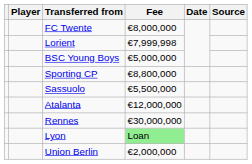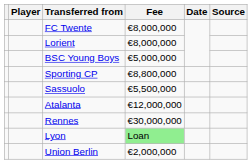(152, 43) €7,999,998 -> (152, 43) €8,000,000
